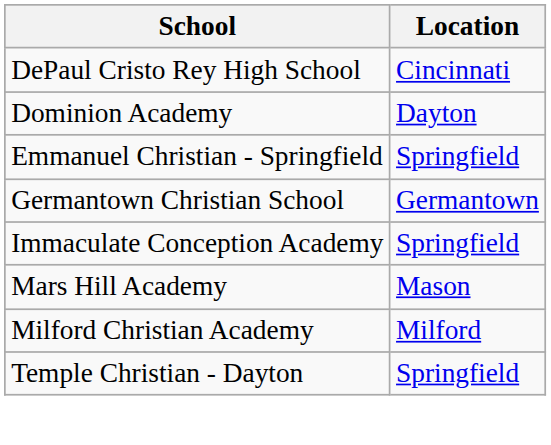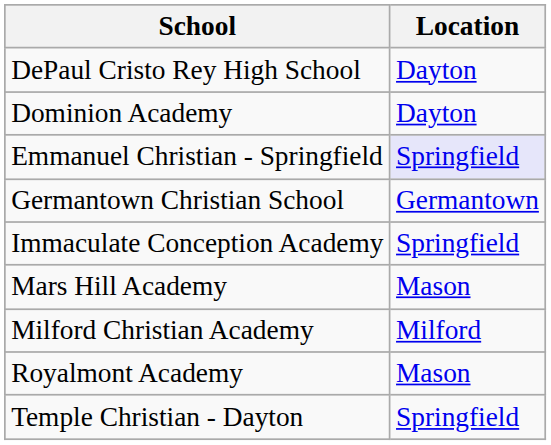(453, 69) Cincinnati -> (436, 69) Dayton
(458, 156) no background -> (458, 156) lavender background
+ row: (127, 373)
